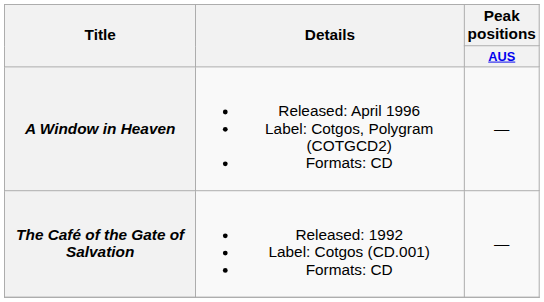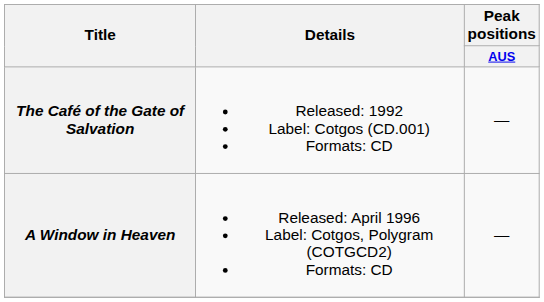rows swapped: (100, 244) <-> (100, 128)
